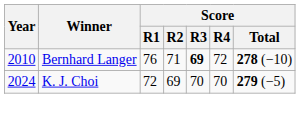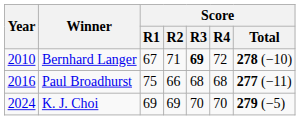(150, 59) 76 -> (150, 59) 67
+ row: (87, 81)
(150, 81) 72 -> (150, 103) 69
